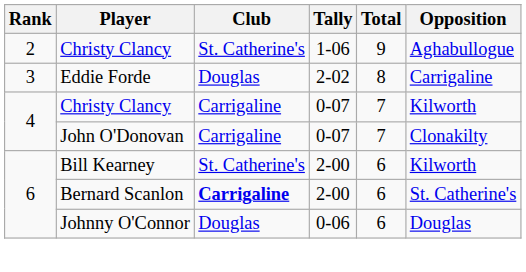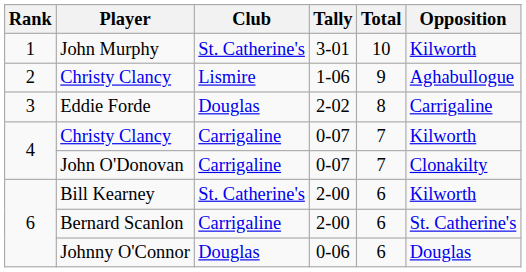+ row: (110, 48)
(252, 48) St. Catherine's -> (227, 77) Lismire
(244, 194) bold -> (240, 223) normal
